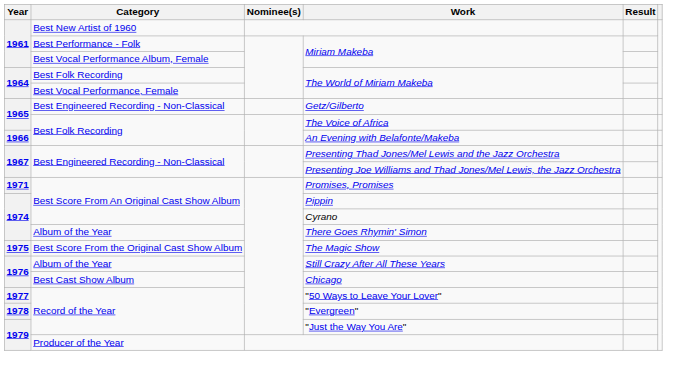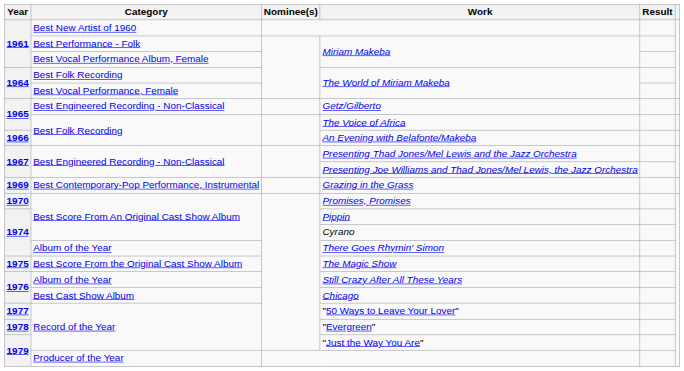+ row: (146, 185)
(18, 185) 1971 -> (18, 201) 1970
